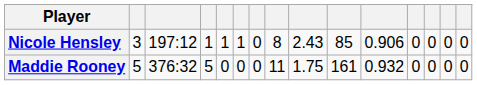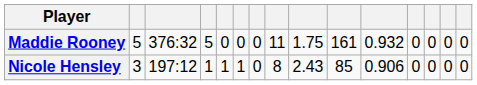rows swapped: (67, 67) <-> (64, 42)
